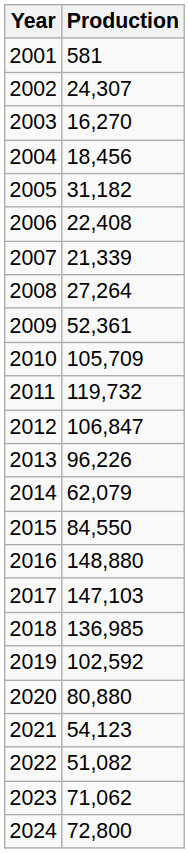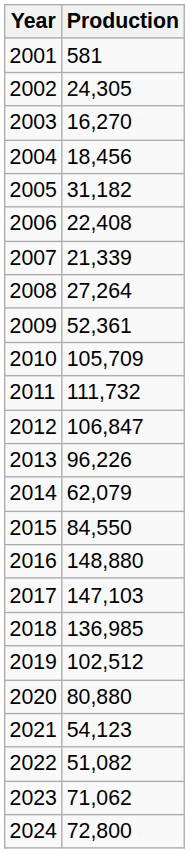(99, 88) 24,307 -> (99, 88) 24,305
(104, 392) 119,732 -> (104, 392) 111,732
(105, 662) 102,592 -> (105, 662) 102,512
